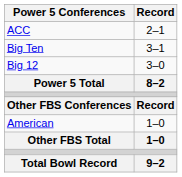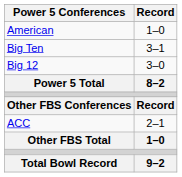rows swapped: (19, 30) <-> (30, 123)
